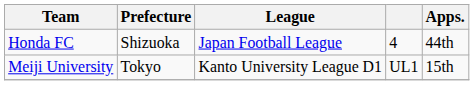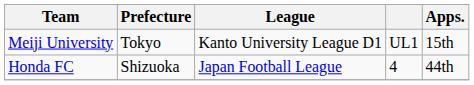rows swapped: (61, 67) <-> (41, 42)
